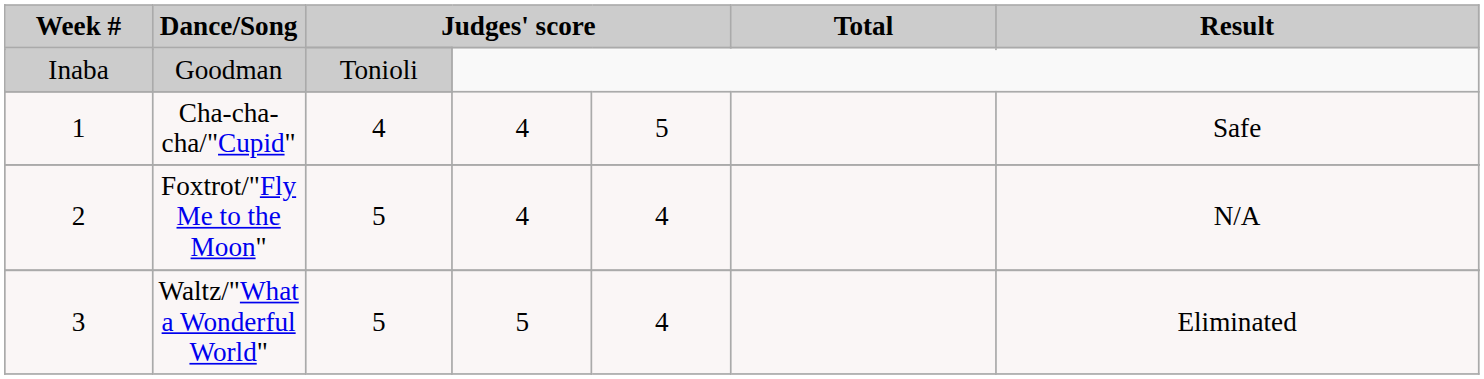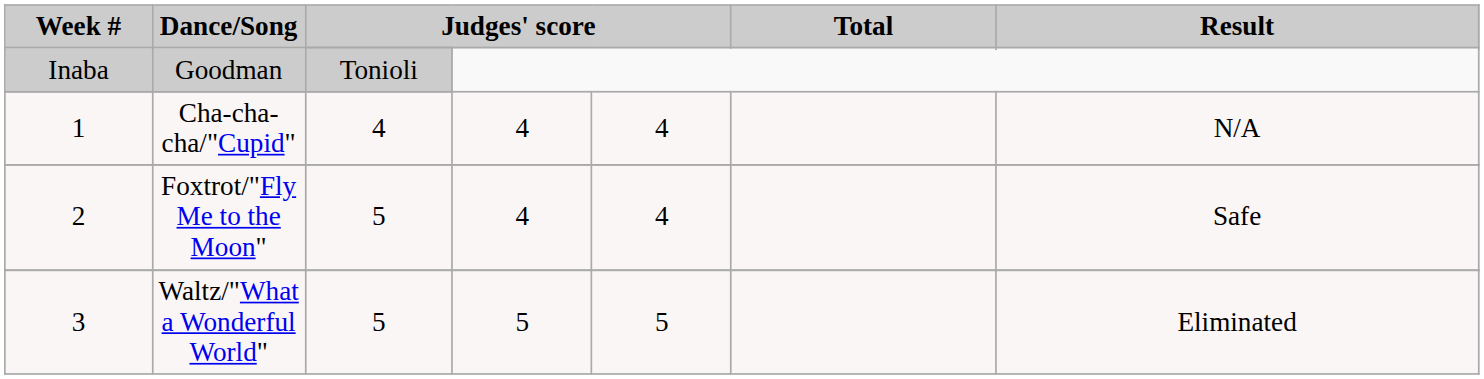(662, 127) 5 -> (662, 127) 4
(1237, 127) Safe -> (1237, 127) N/A
(1237, 216) N/A -> (1237, 216) Safe
(662, 321) 4 -> (662, 321) 5
